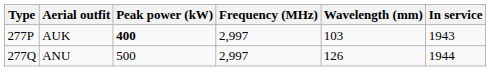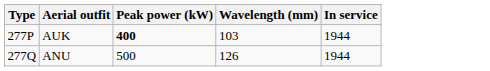- column: (268, 14)
(442, 35) 1943 -> (337, 35) 1944
